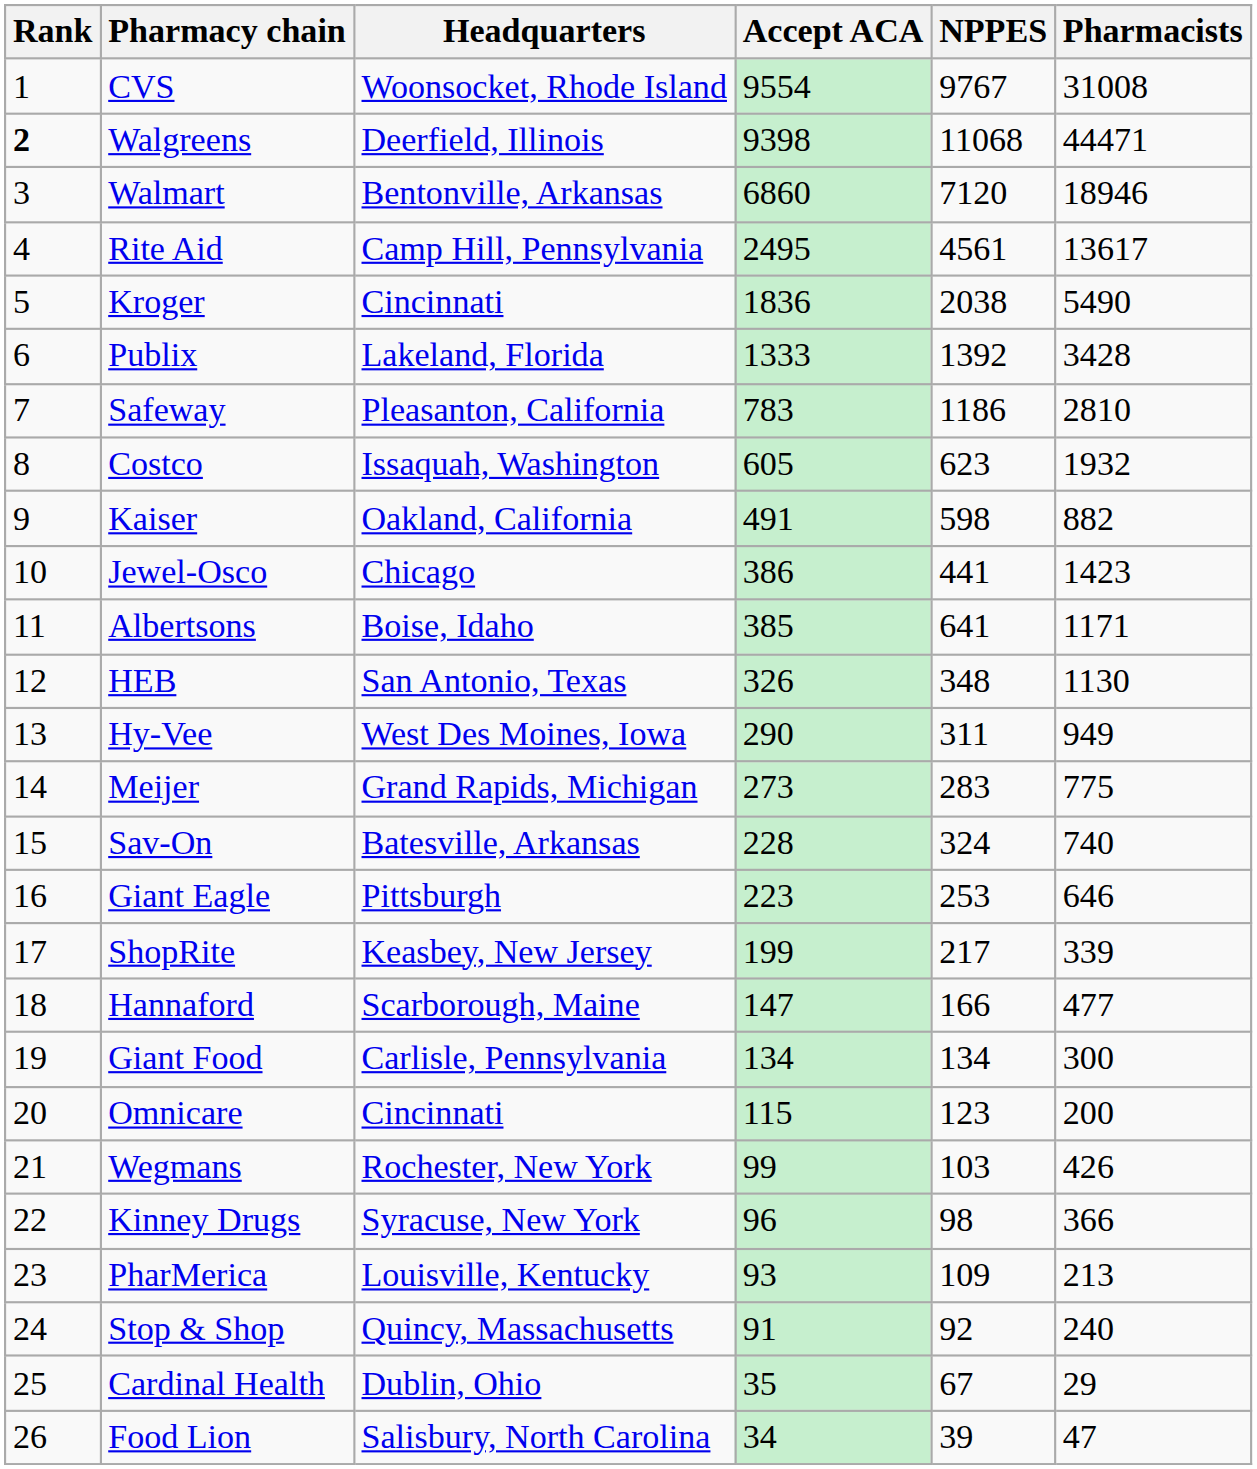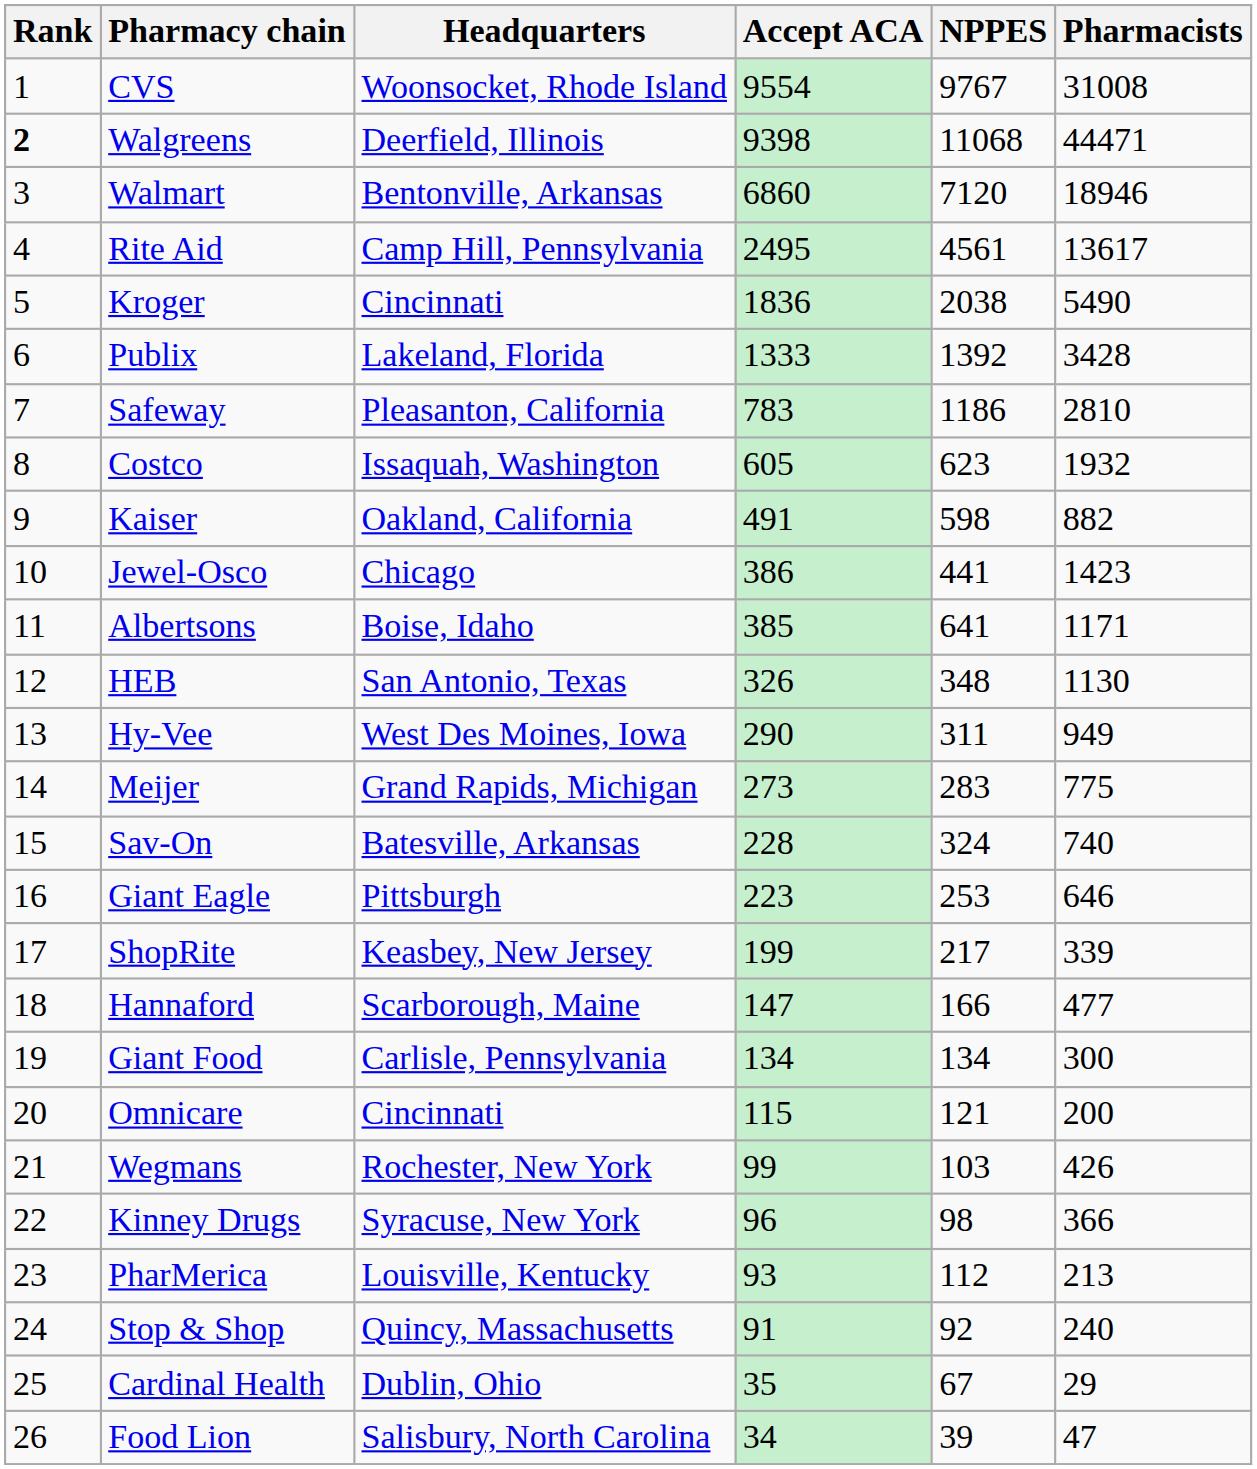(965, 1112) 123 -> (965, 1112) 121
(965, 1274) 109 -> (964, 1274) 112
